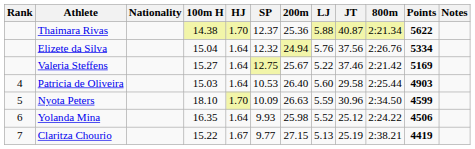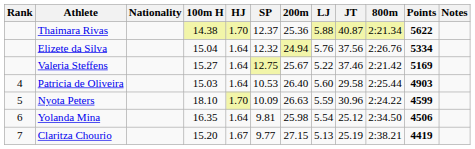(385, 100) 2:34.50 -> (385, 100) 2:24.22
(266, 118) 9.93 -> (266, 118) 9.81
(324, 118) 5.52 -> (324, 118) 5.54
(385, 118) 2:24.22 -> (385, 118) 2:34.50
(205, 135) 15.22 -> (205, 135) 15.20
